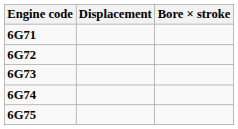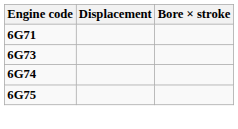- row: (22, 54)
